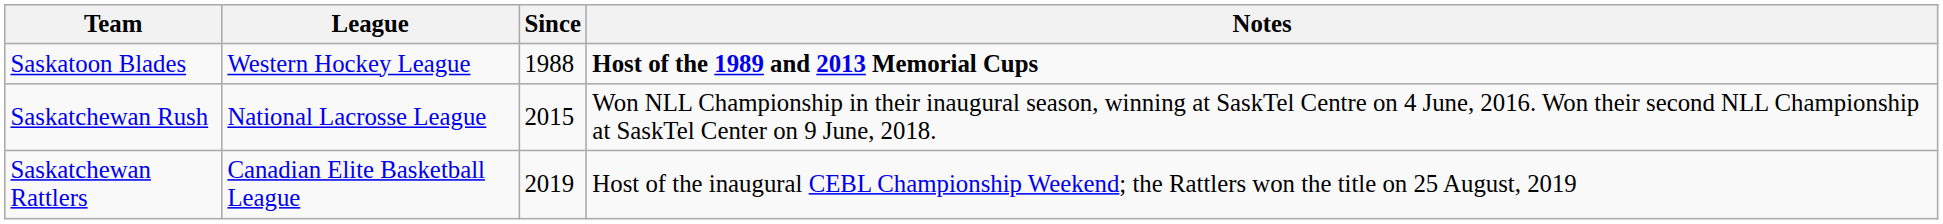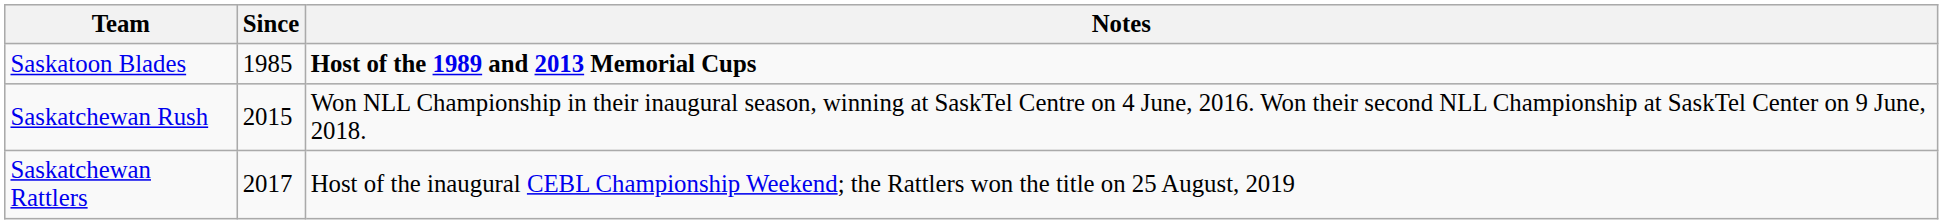- column: (370, 24)
(549, 63) 1988 -> (267, 63) 1985
(549, 184) 2019 -> (267, 184) 2017
